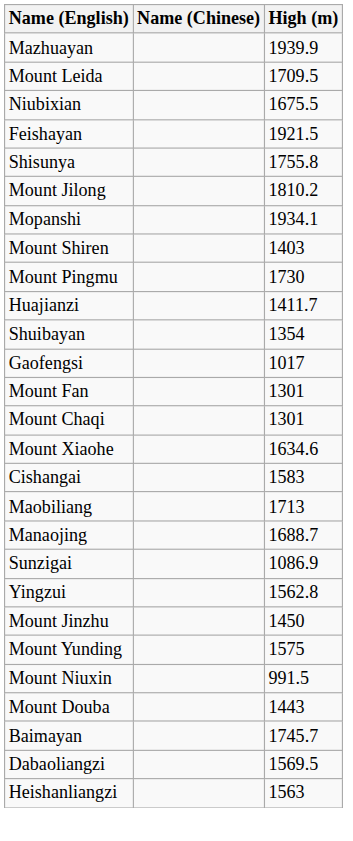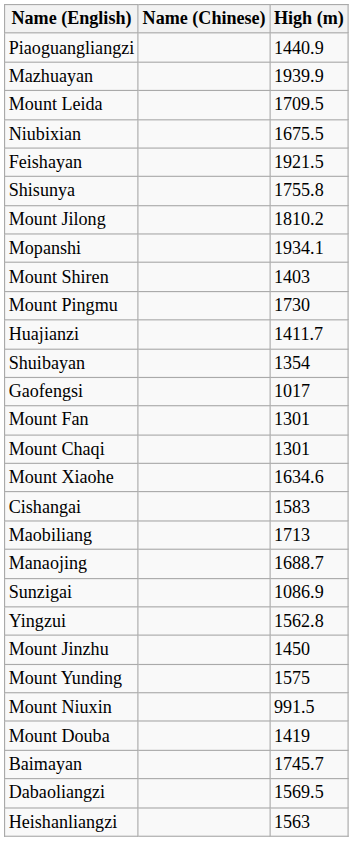+ row: (71, 47)
(287, 707) 1443 -> (292, 735) 1419
